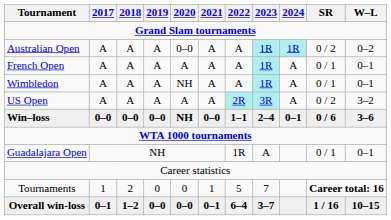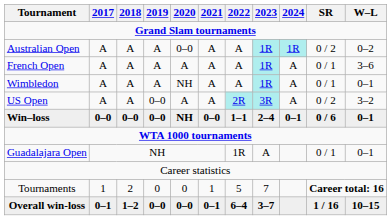(366, 65) 0–1 -> (366, 65) 3–6
(157, 100) A -> (157, 100) 0–0
(366, 118) 3–6 -> (366, 118) 0–1
